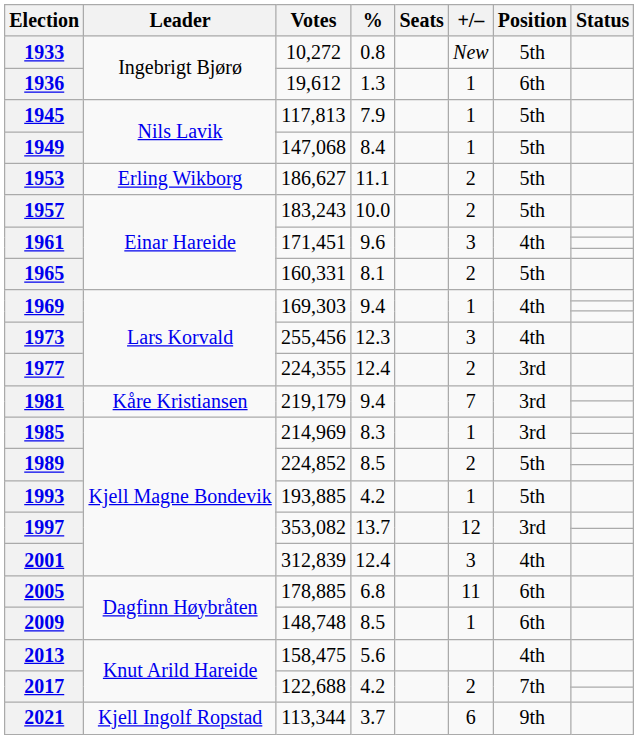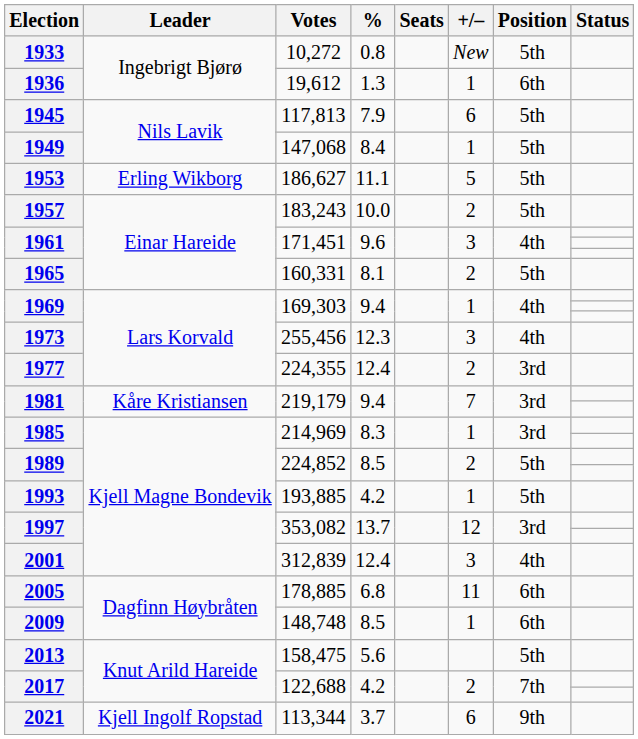(471, 115) 1 -> (471, 115) 6
(471, 178) 2 -> (471, 178) 5
(532, 654) 4th -> (532, 654) 5th
